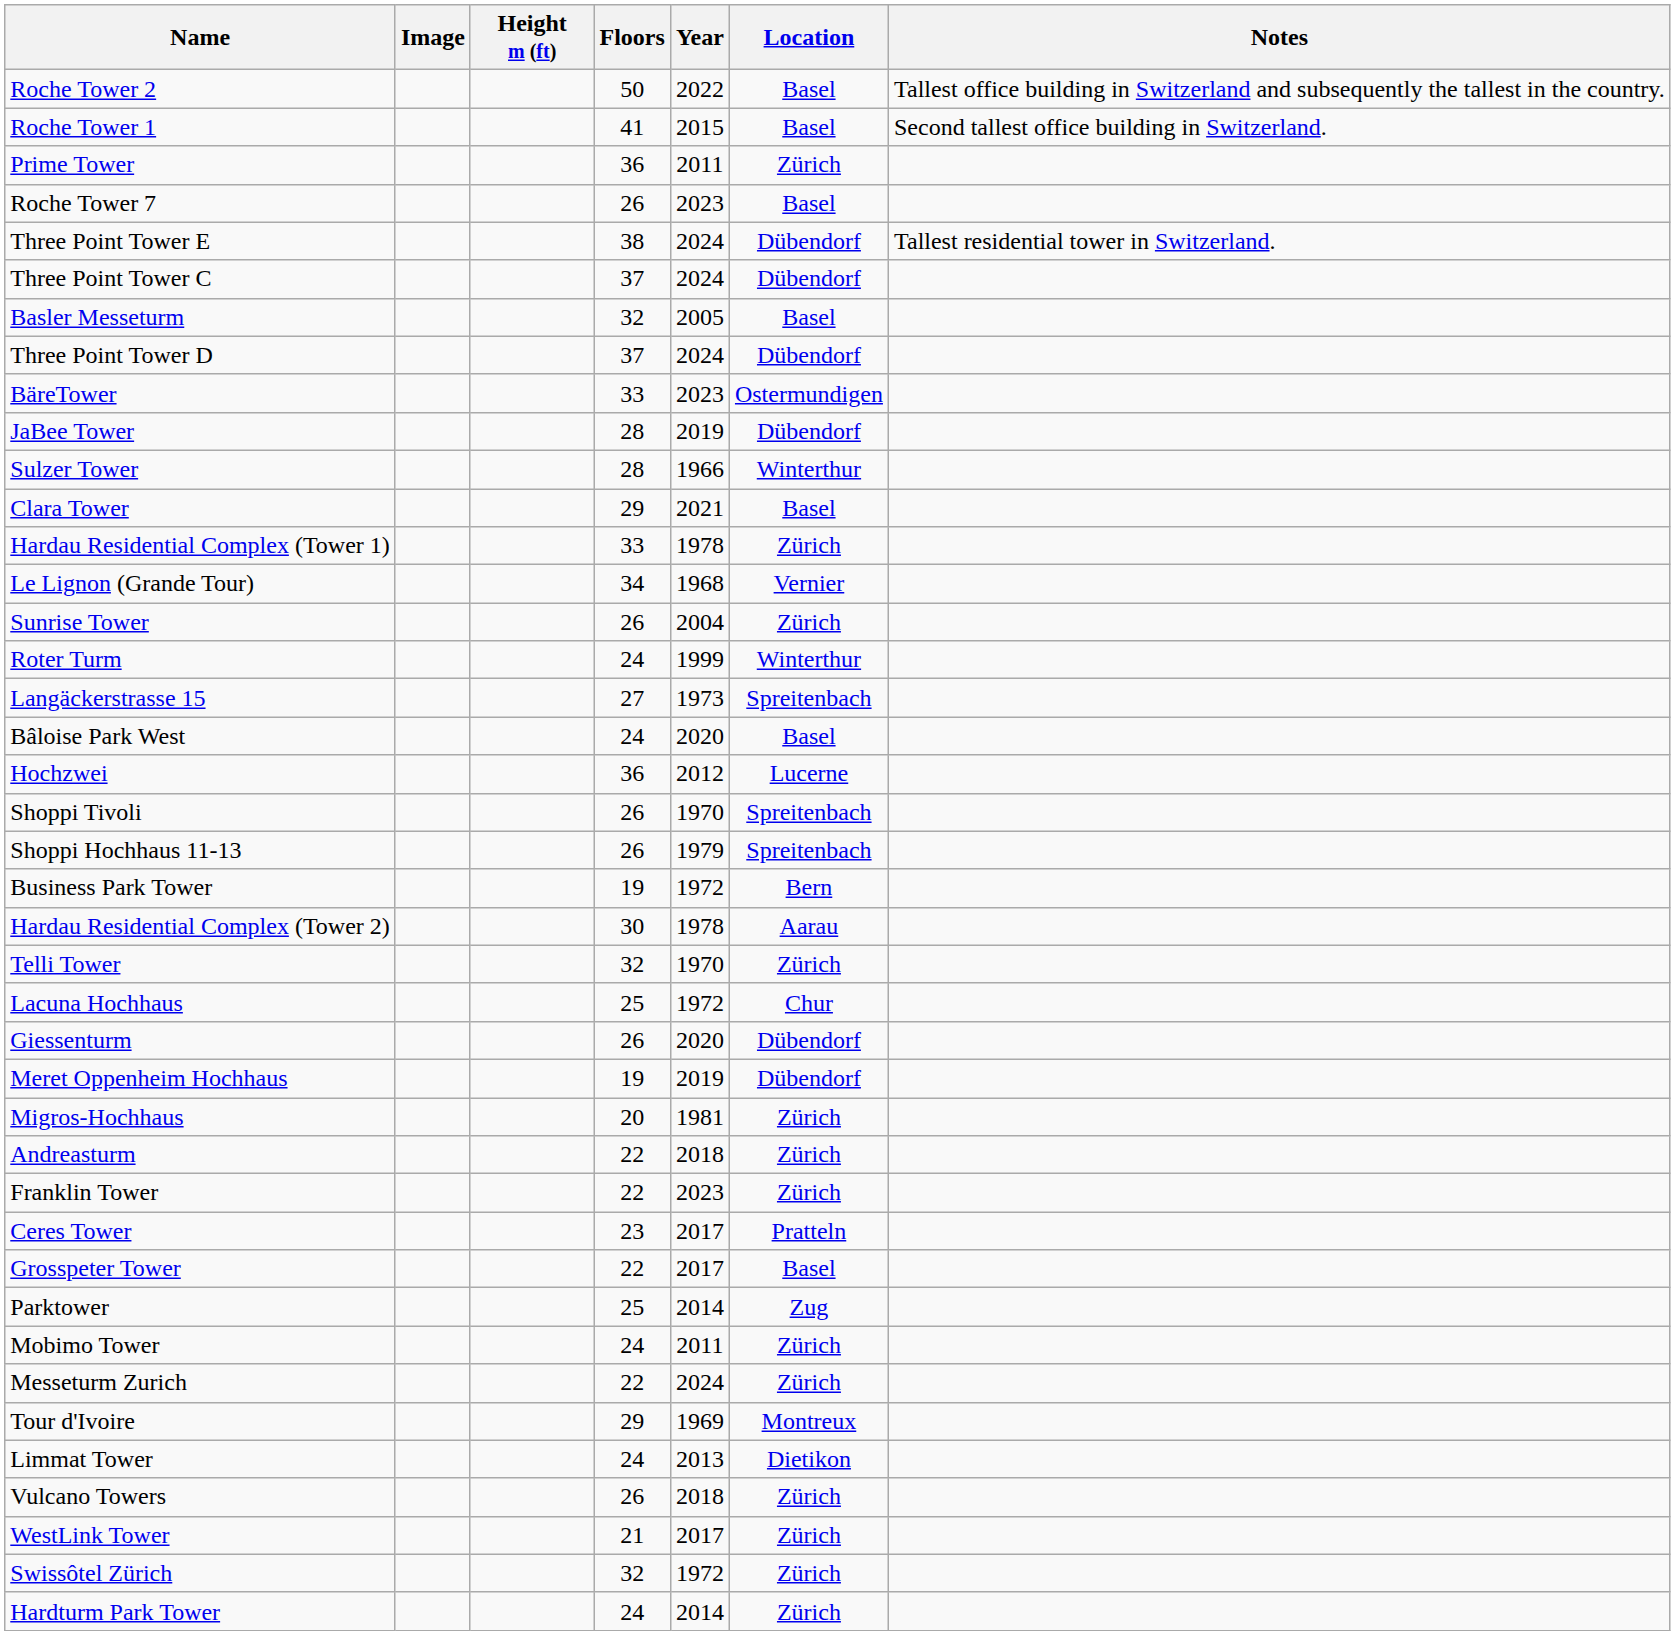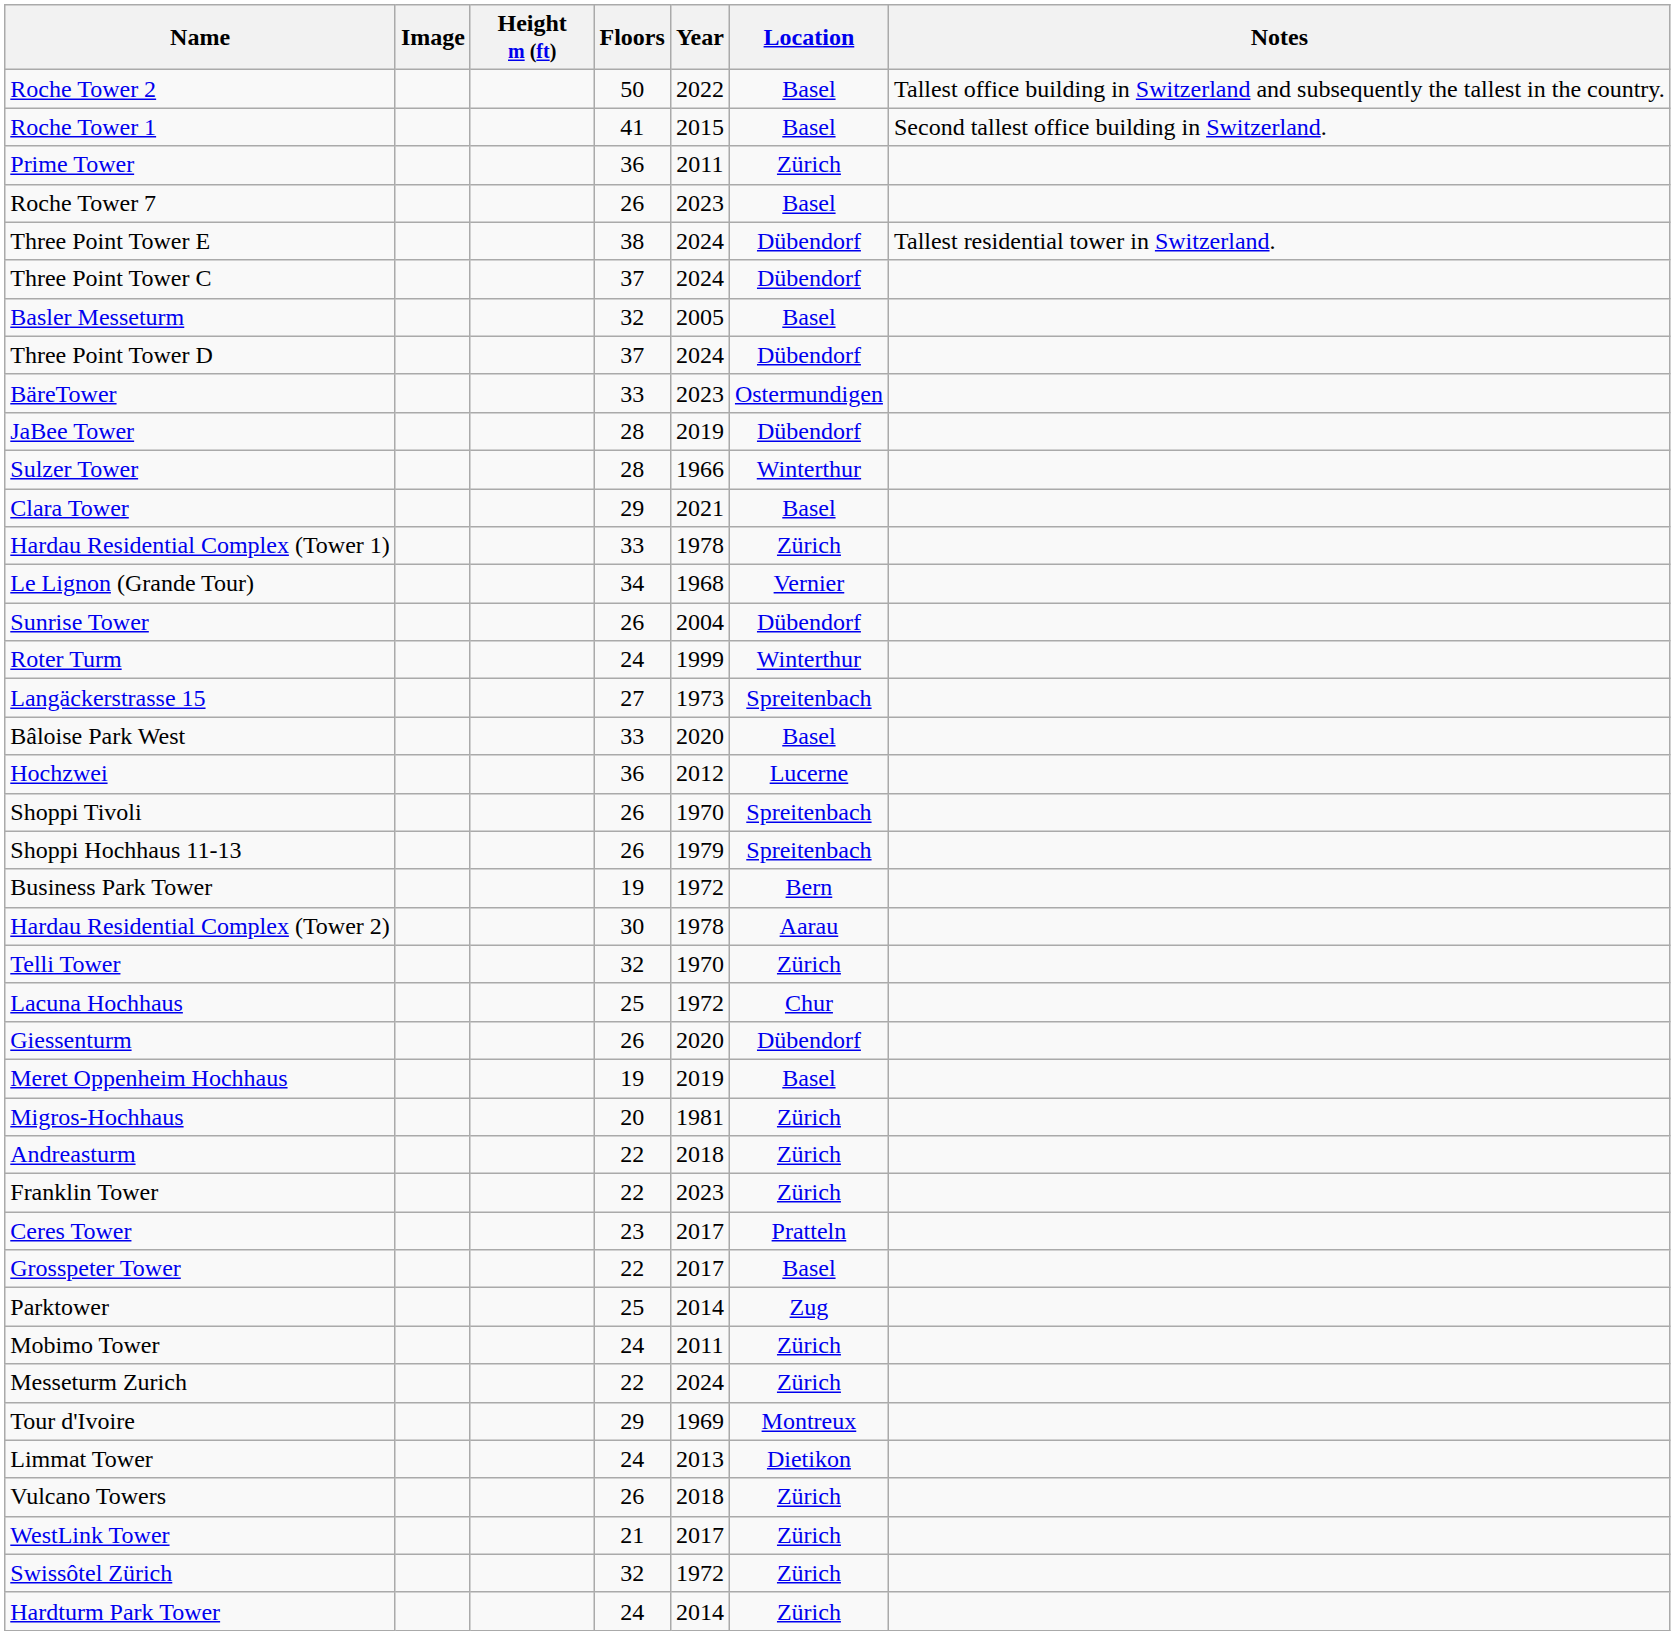(809, 621) Zürich -> (809, 621) Dübendorf
(632, 735) 24 -> (632, 735) 33
(809, 1078) Dübendorf -> (809, 1078) Basel
